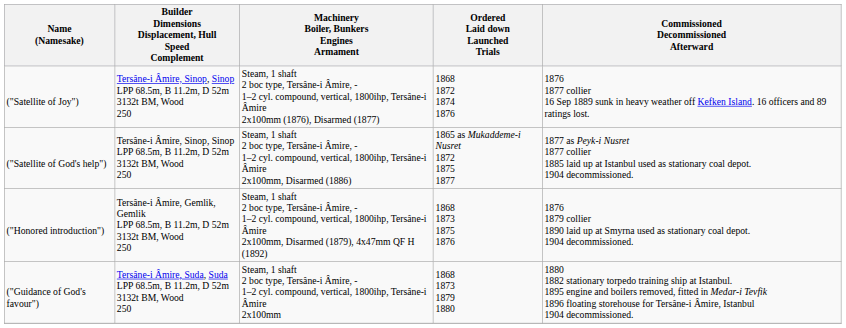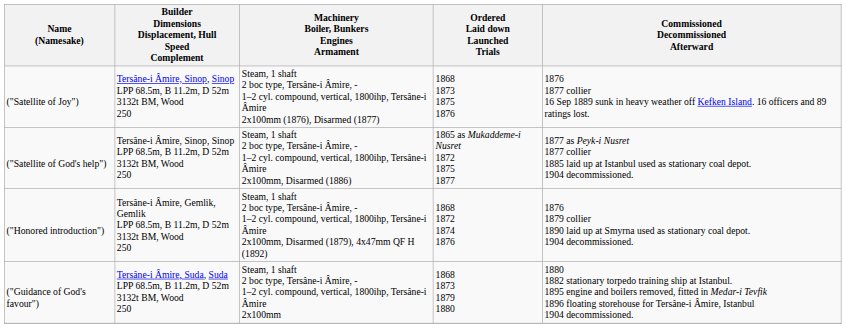(445, 97) 1868 1872 1874 1876 -> (445, 97) 1868 1873 1875 1876
(445, 225) 1868 1873 1875 1876 -> (445, 225) 1868 1872 1874 1876
